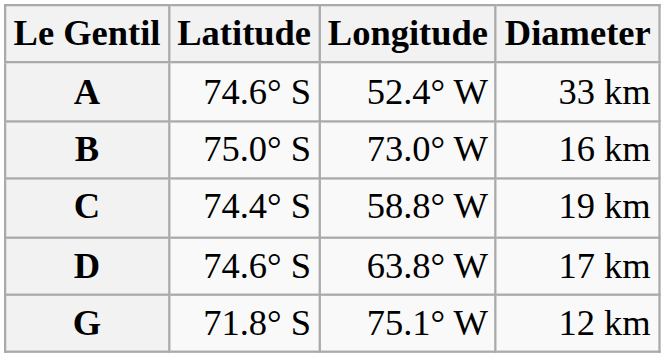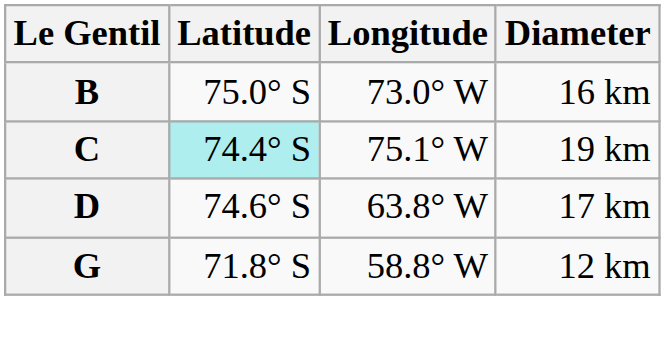- row: (87, 91)
(257, 206) no background -> (257, 149) paleturquoise background
(427, 206) 58.8° W -> (427, 149) 75.1° W
(427, 322) 75.1° W -> (427, 264) 58.8° W
